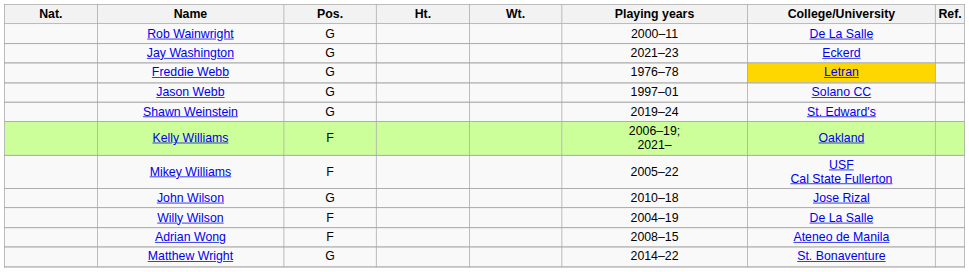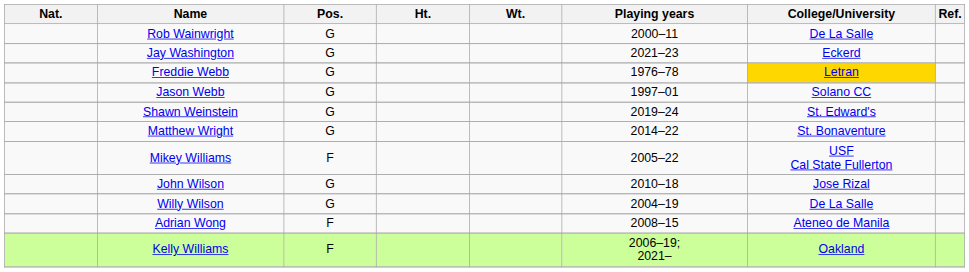rows swapped: (190, 138) <-> (190, 256)
(330, 217) F -> (330, 203) G
